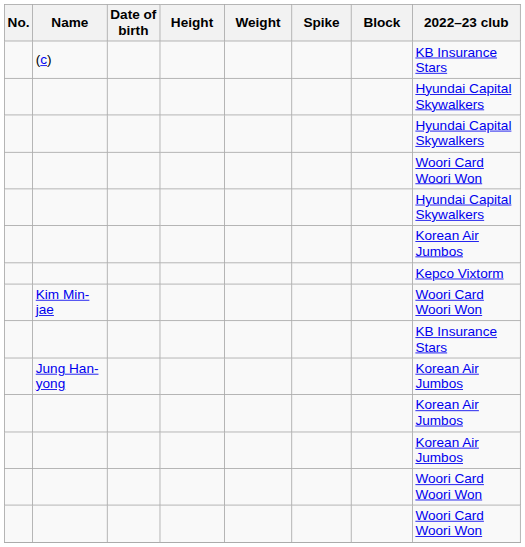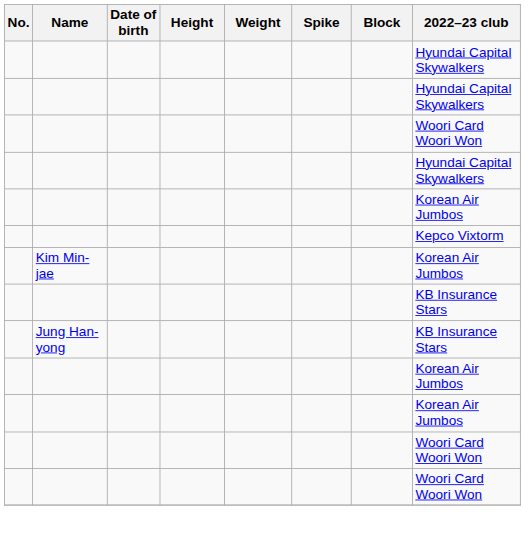- row: (19, 60)
(450, 302) Woori Card Woori Won -> (447, 265) Korean Air Jumbos
(447, 376) Korean Air Jumbos -> (456, 339) KB Insurance Stars
